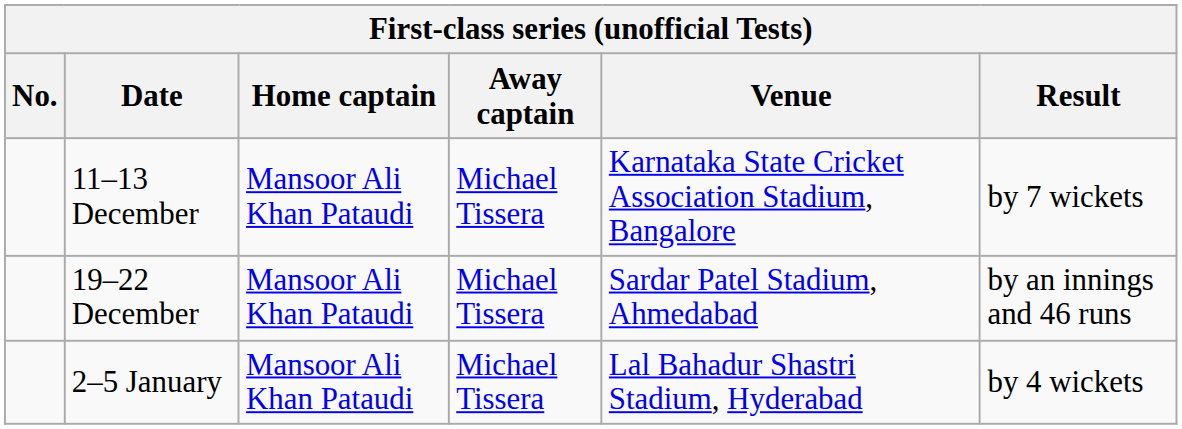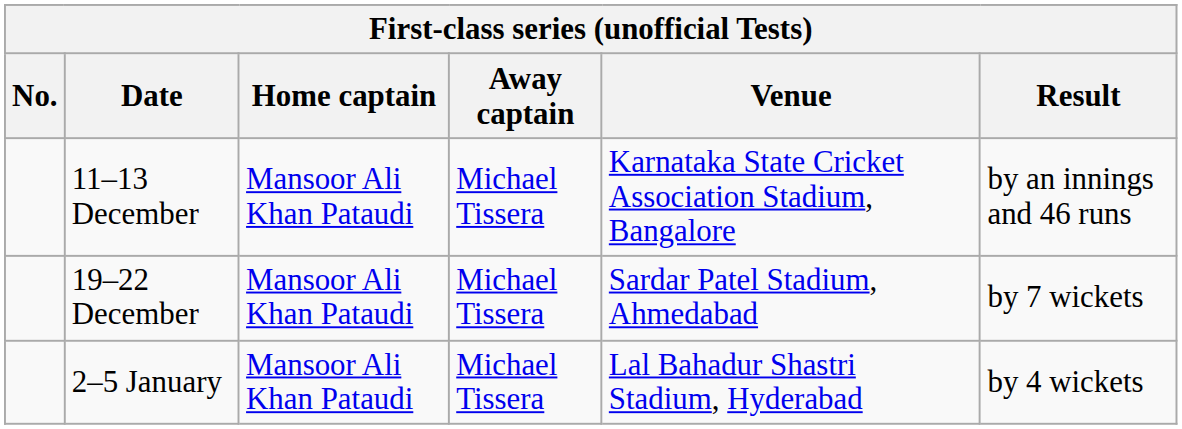(1065, 196) by 7 wickets -> (1071, 196) by an innings and 46 runs
(1071, 297) by an innings and 46 runs -> (1065, 297) by 7 wickets
